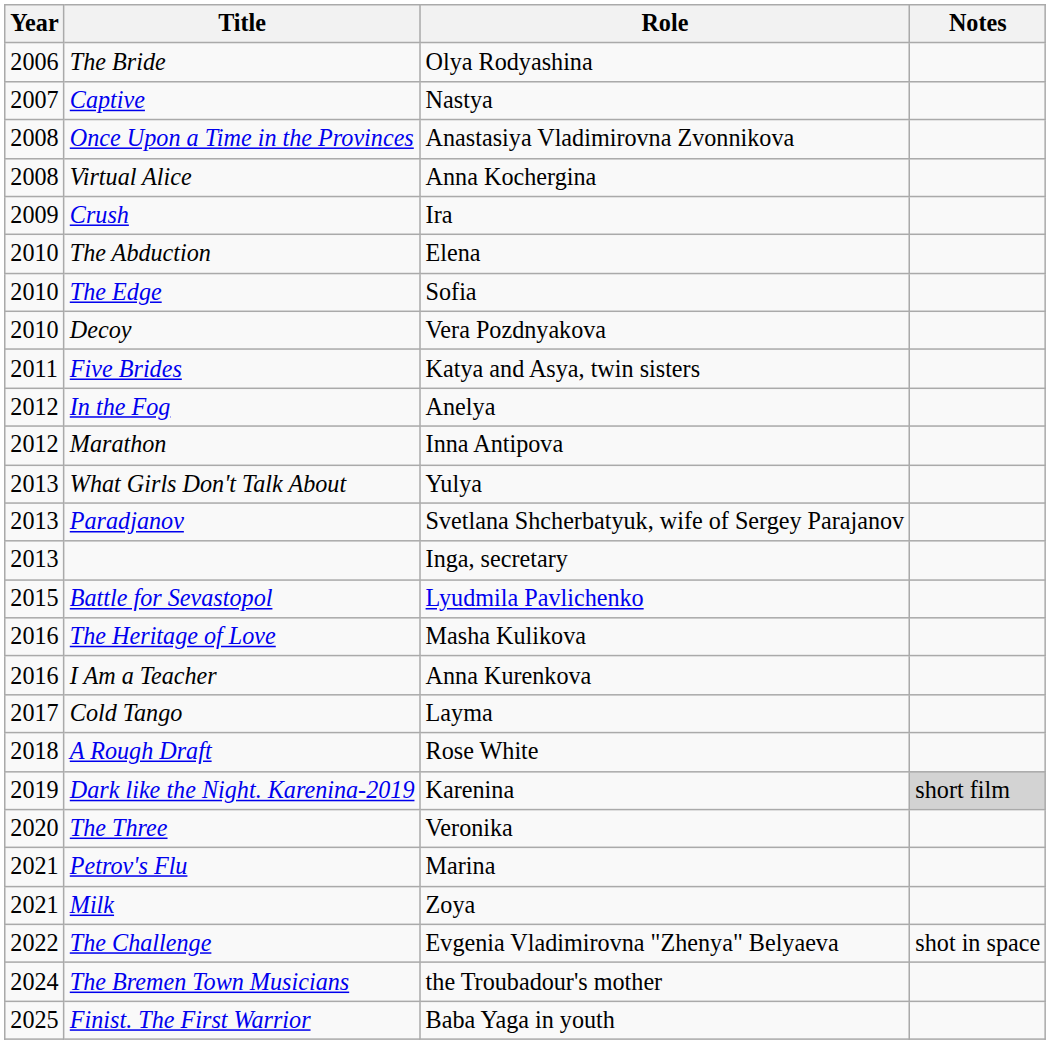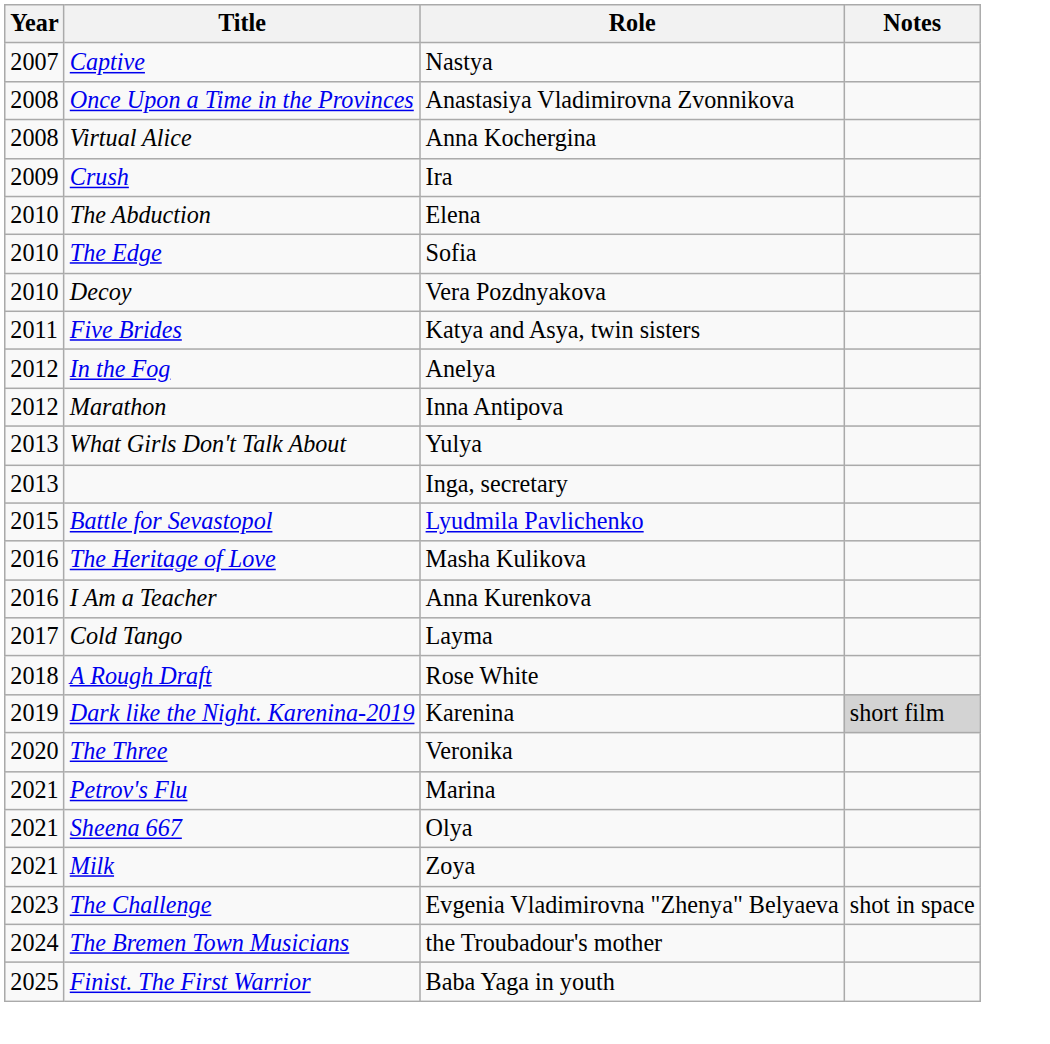- row: (118, 61)
- row: (127, 521)
+ row: (126, 828)
(34, 943) 2022 -> (34, 904) 2023
